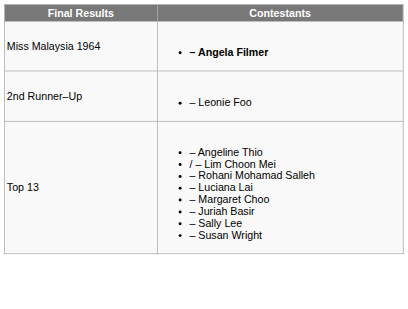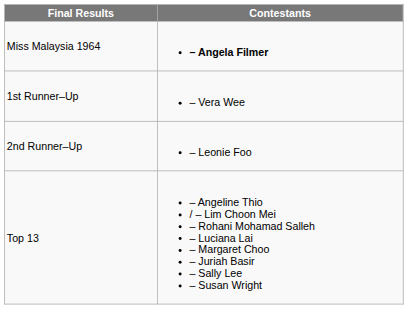+ row: (43, 97)
